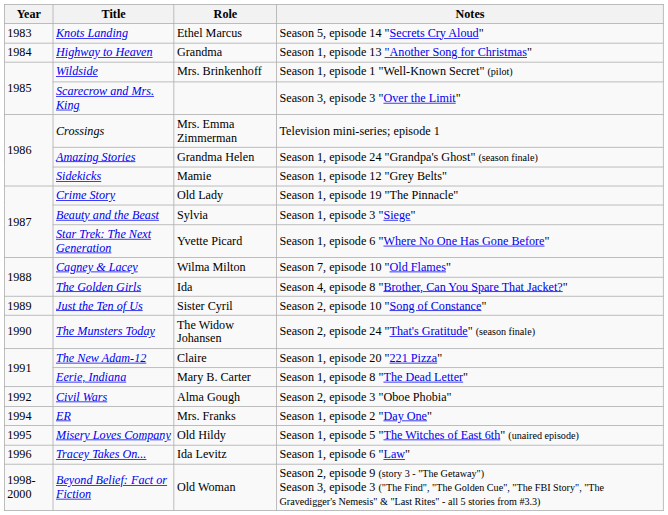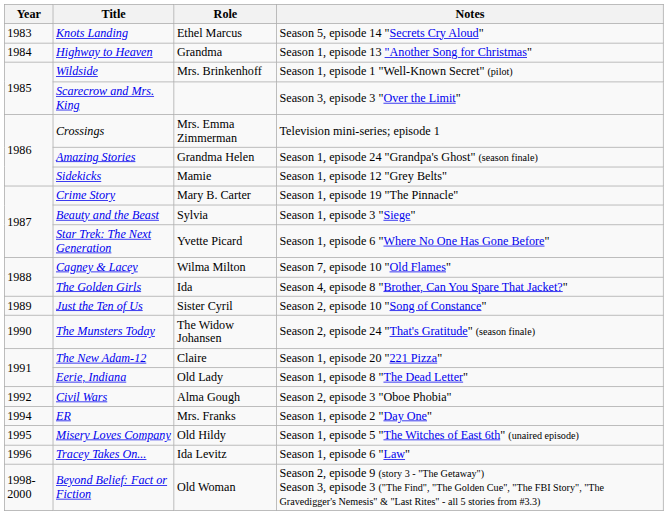(200, 195) Old Lady -> (214, 195) Mary B. Carter
(214, 377) Mary B. Carter -> (200, 377) Old Lady
